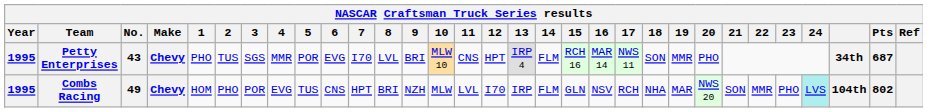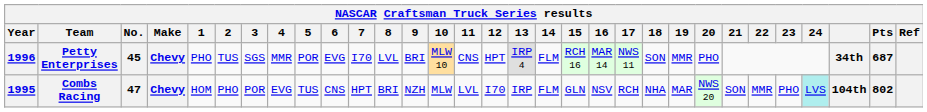(21, 58) 1995 -> (21, 58) 1996
(134, 58) 43 -> (134, 58) 45
(134, 90) 49 -> (134, 90) 47
